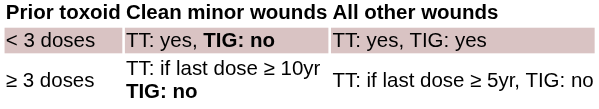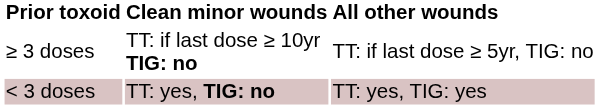rows swapped: (51, 40) <-> (50, 80)
